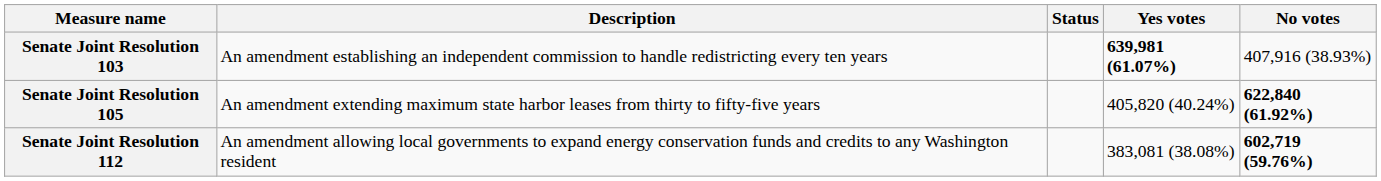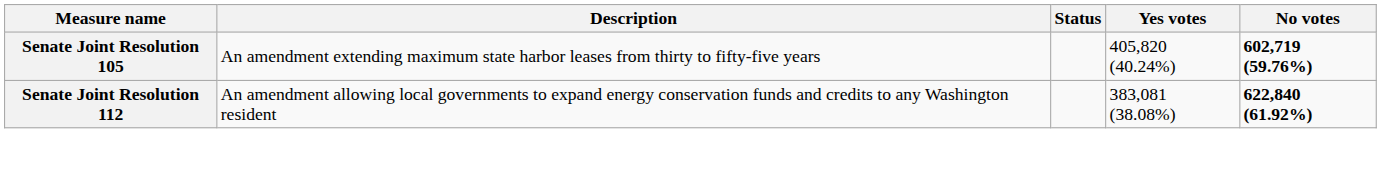- row: (110, 56)
(1278, 103) 622,840 (61.92%) -> (1278, 56) 602,719 (59.76%)
(1278, 151) 602,719 (59.76%) -> (1278, 103) 622,840 (61.92%)
